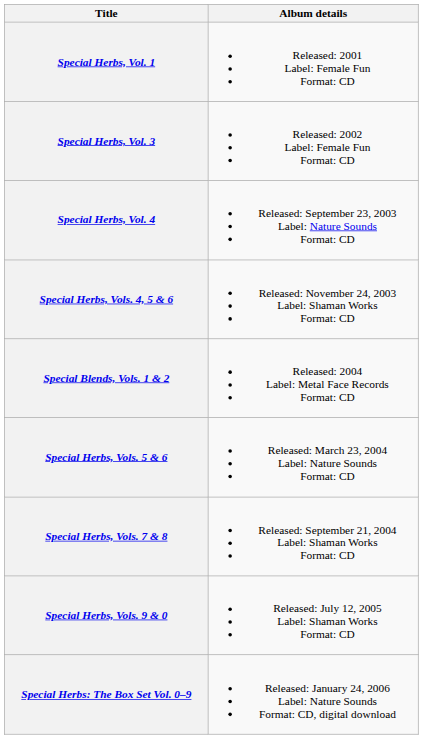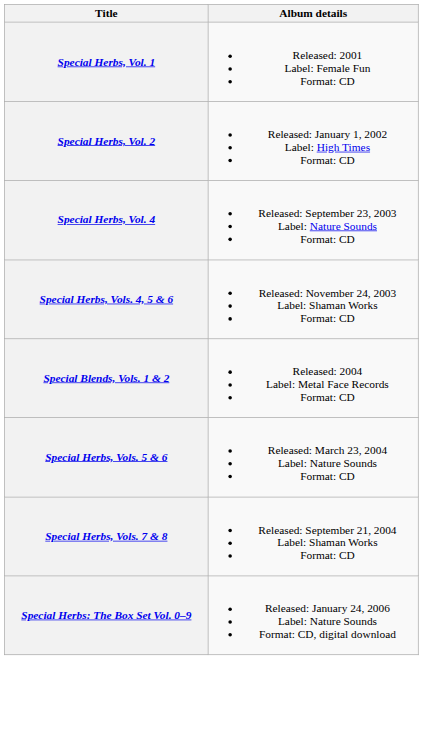+ row: (106, 141)
- row: (106, 141)
- row: (106, 615)
